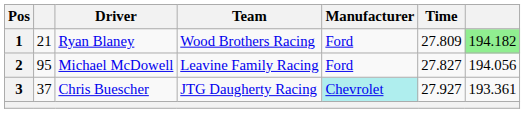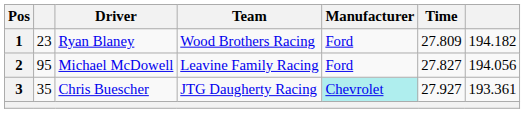(44, 41) 21 -> (44, 41) 23
(492, 41) lightgreen background -> (492, 41) no background
(44, 89) 37 -> (44, 89) 35
